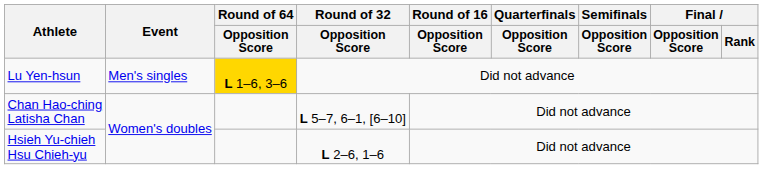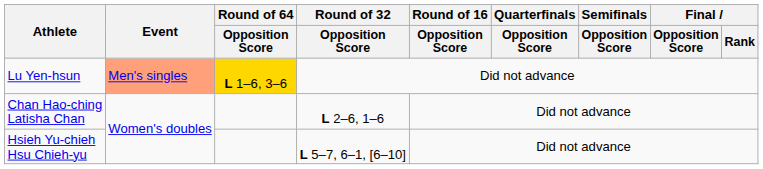(148, 76) no background -> (148, 76) lightsalmon background
(353, 119) L 5–7, 6–1, [6–10] -> (353, 119) L 2–6, 1–6
(353, 154) L 2–6, 1–6 -> (353, 154) L 5–7, 6–1, [6–10]
